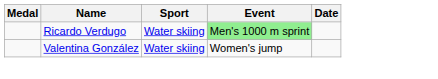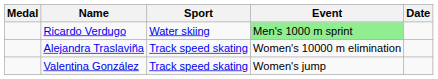+ row: (94, 48)
(174, 48) Water skiing -> (199, 66) Track speed skating
